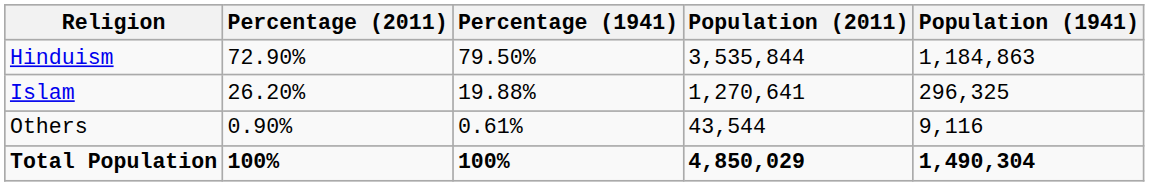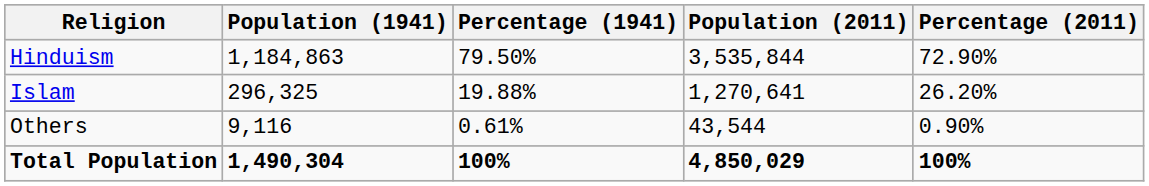columns swapped: (1029, 22) <-> (338, 22)
